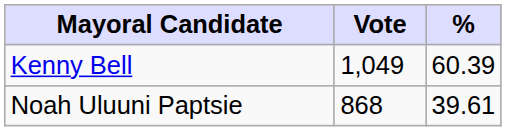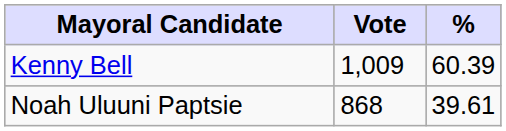(372, 65) 1,049 -> (372, 65) 1,009
